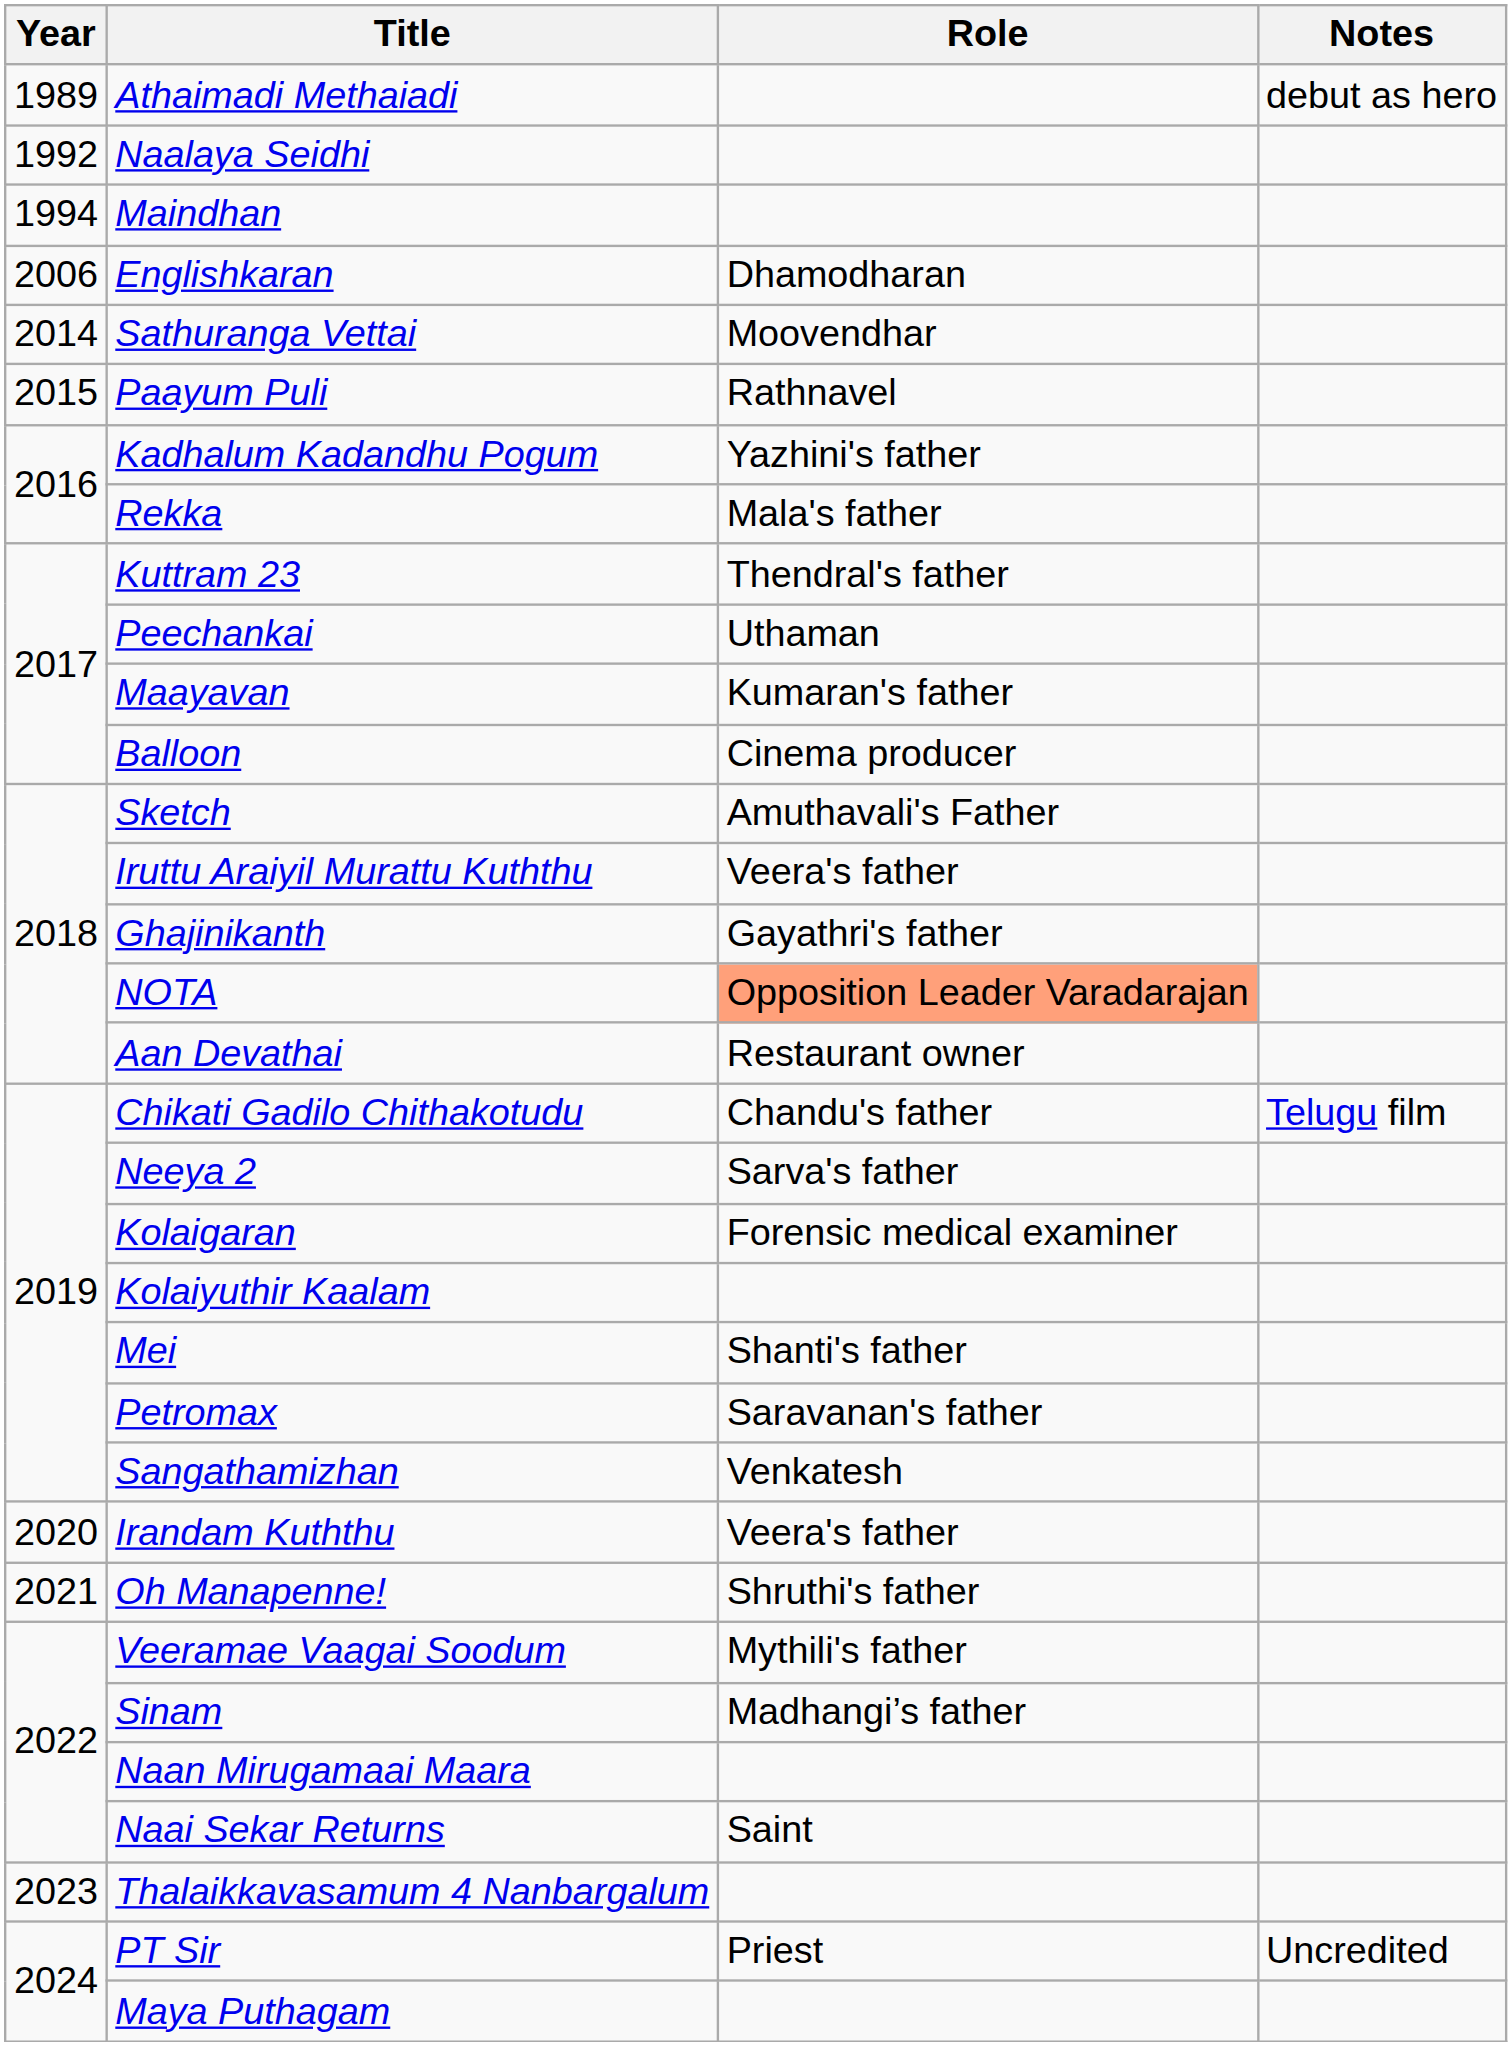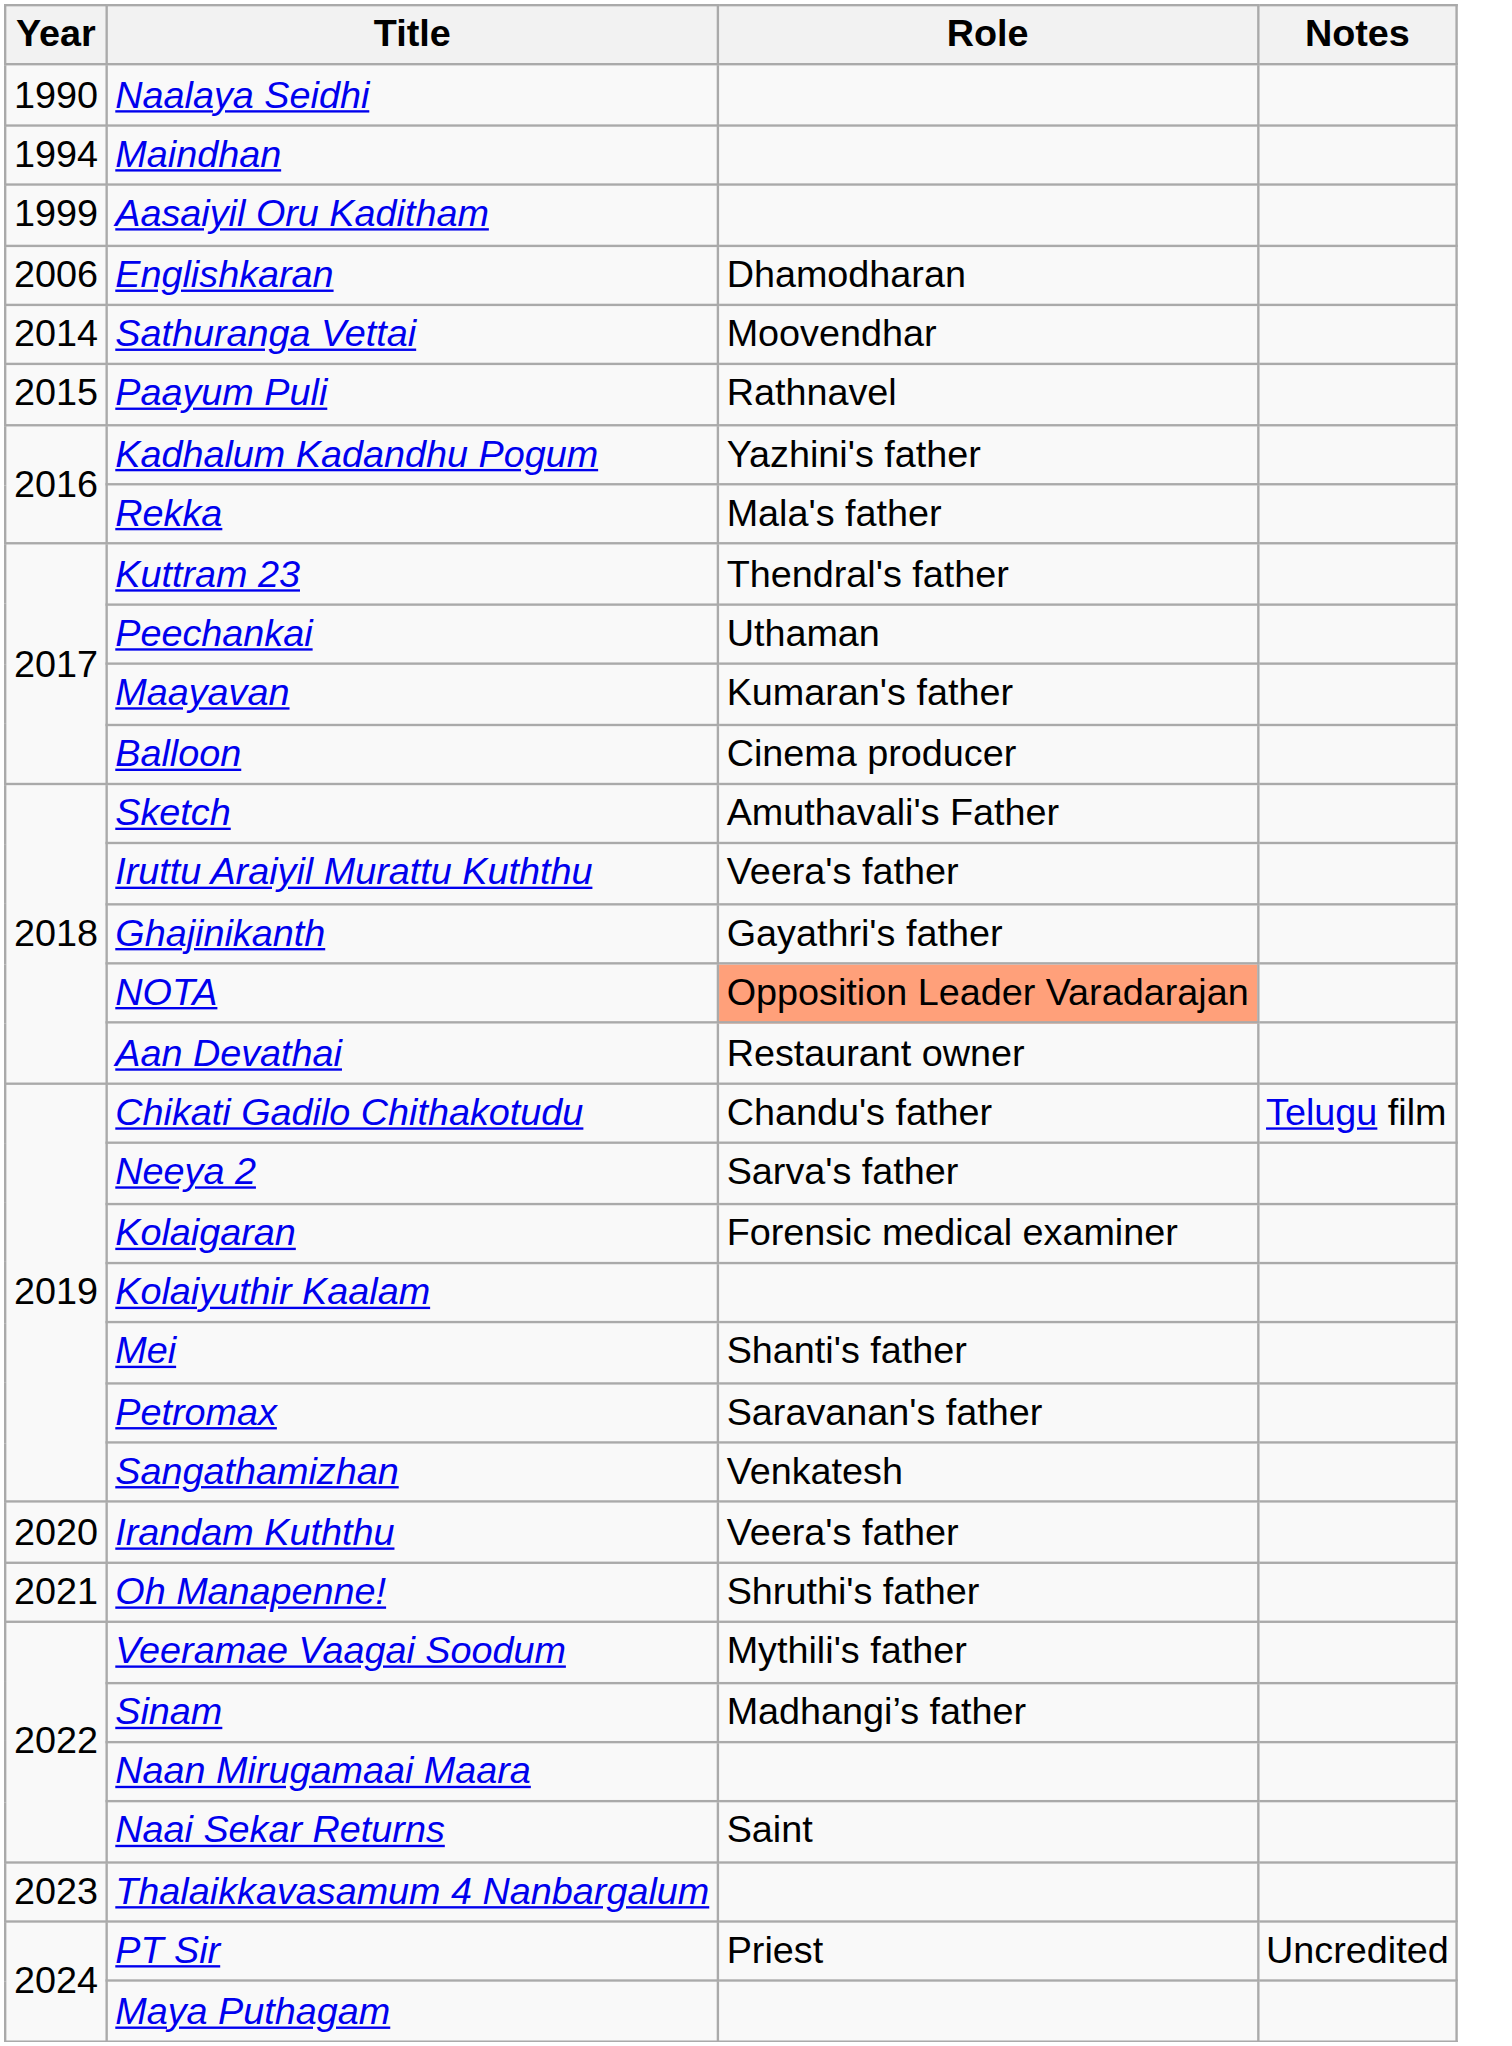- row: (286, 94)
(56, 154) 1992 -> (56, 94) 1990
+ row: (302, 214)
